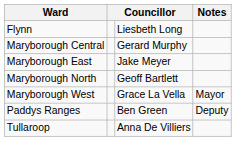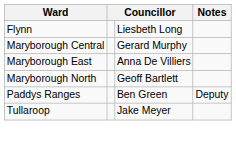(144, 62) Jake Meyer -> (154, 62) Anna De Villiers
- row: (51, 95)
(154, 128) Anna De Villiers -> (144, 111) Jake Meyer
